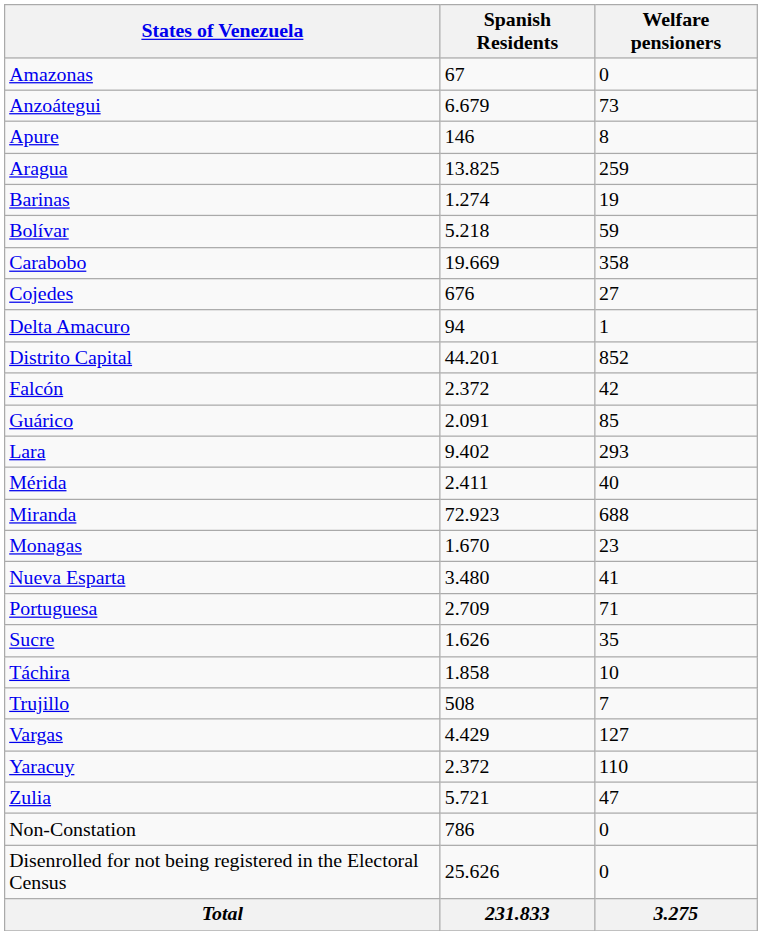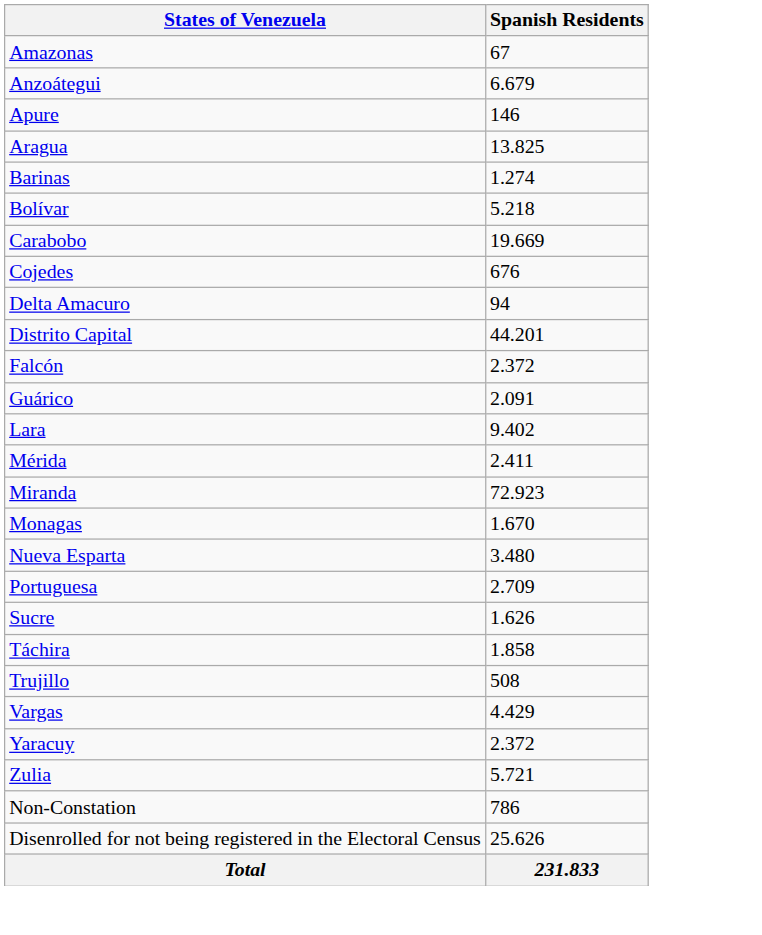- column: (676, 31)
